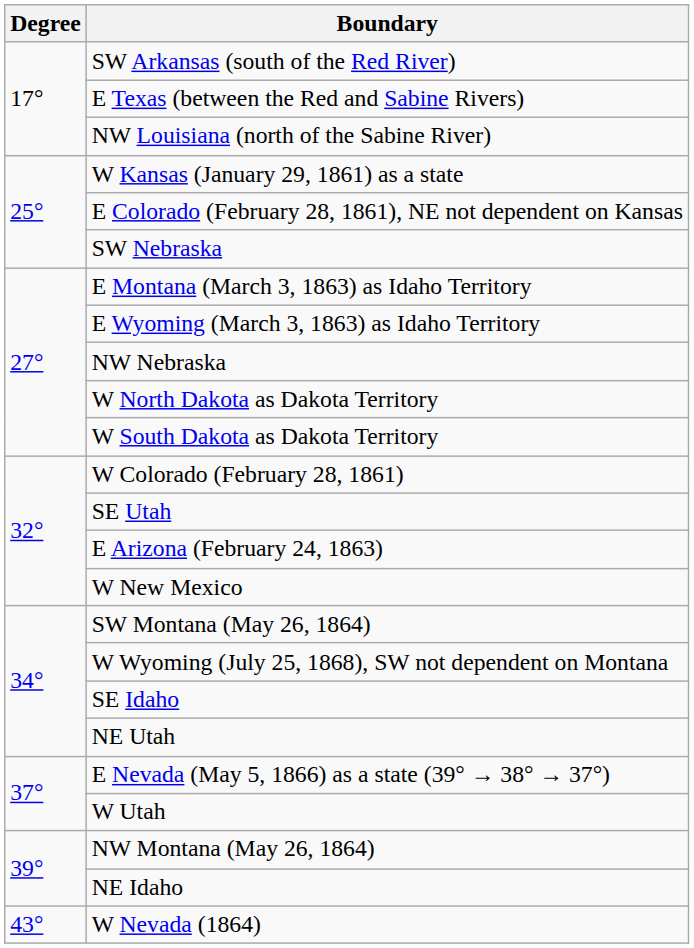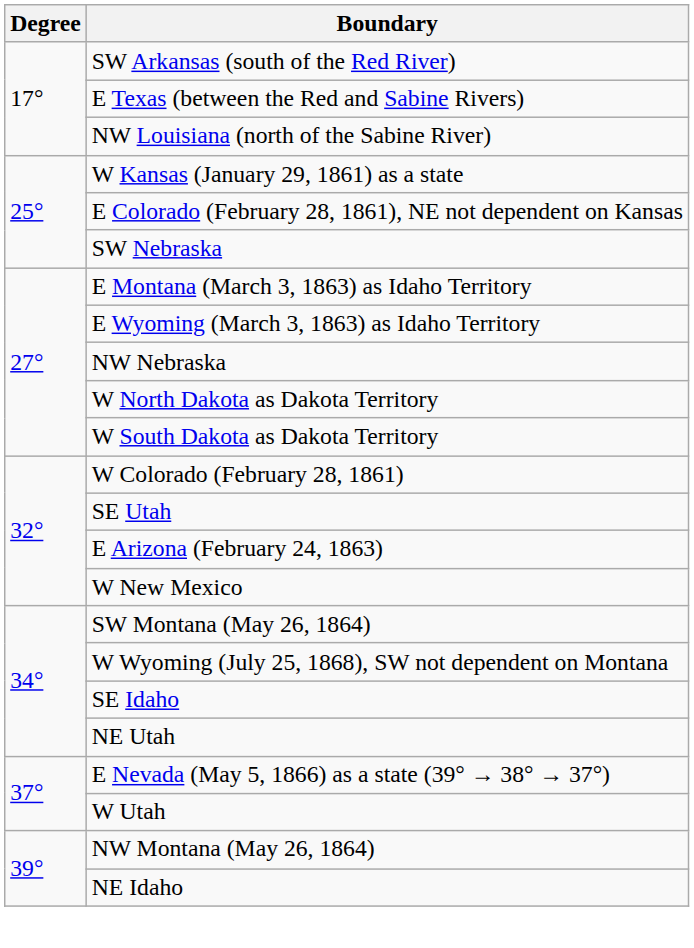- row: (176, 924)
